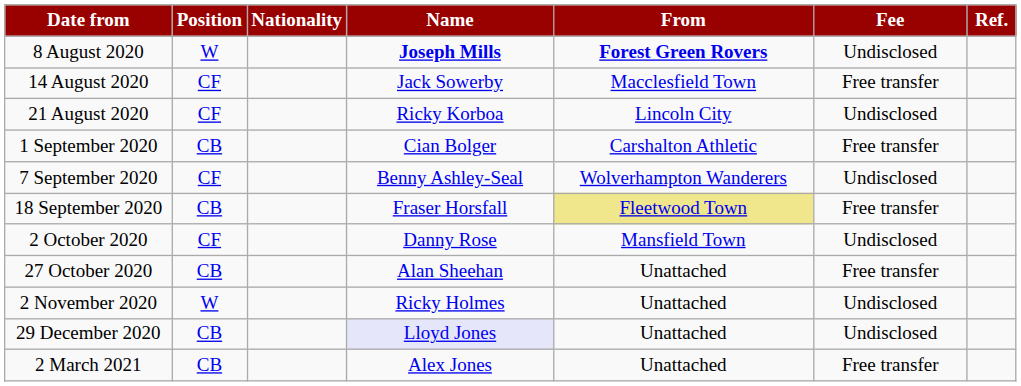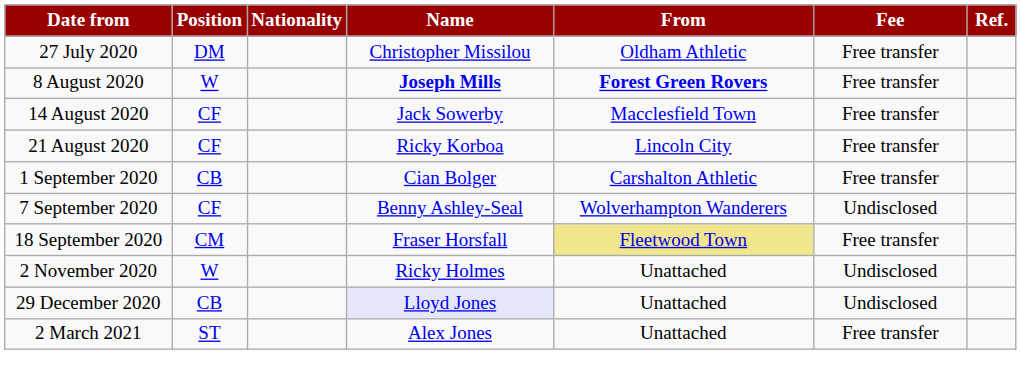+ row: (88, 51)
(890, 51) Undisclosed -> (890, 83) Free transfer
(890, 114) Undisclosed -> (890, 145) Free transfer
(209, 208) CB -> (209, 240) CM
- row: (88, 240)
- row: (88, 271)
(209, 365) CB -> (209, 334) ST
